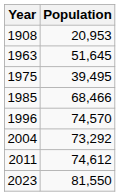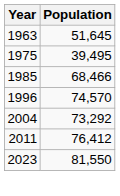- row: (22, 35)
(91, 160) 74,612 -> (91, 139) 76,412
